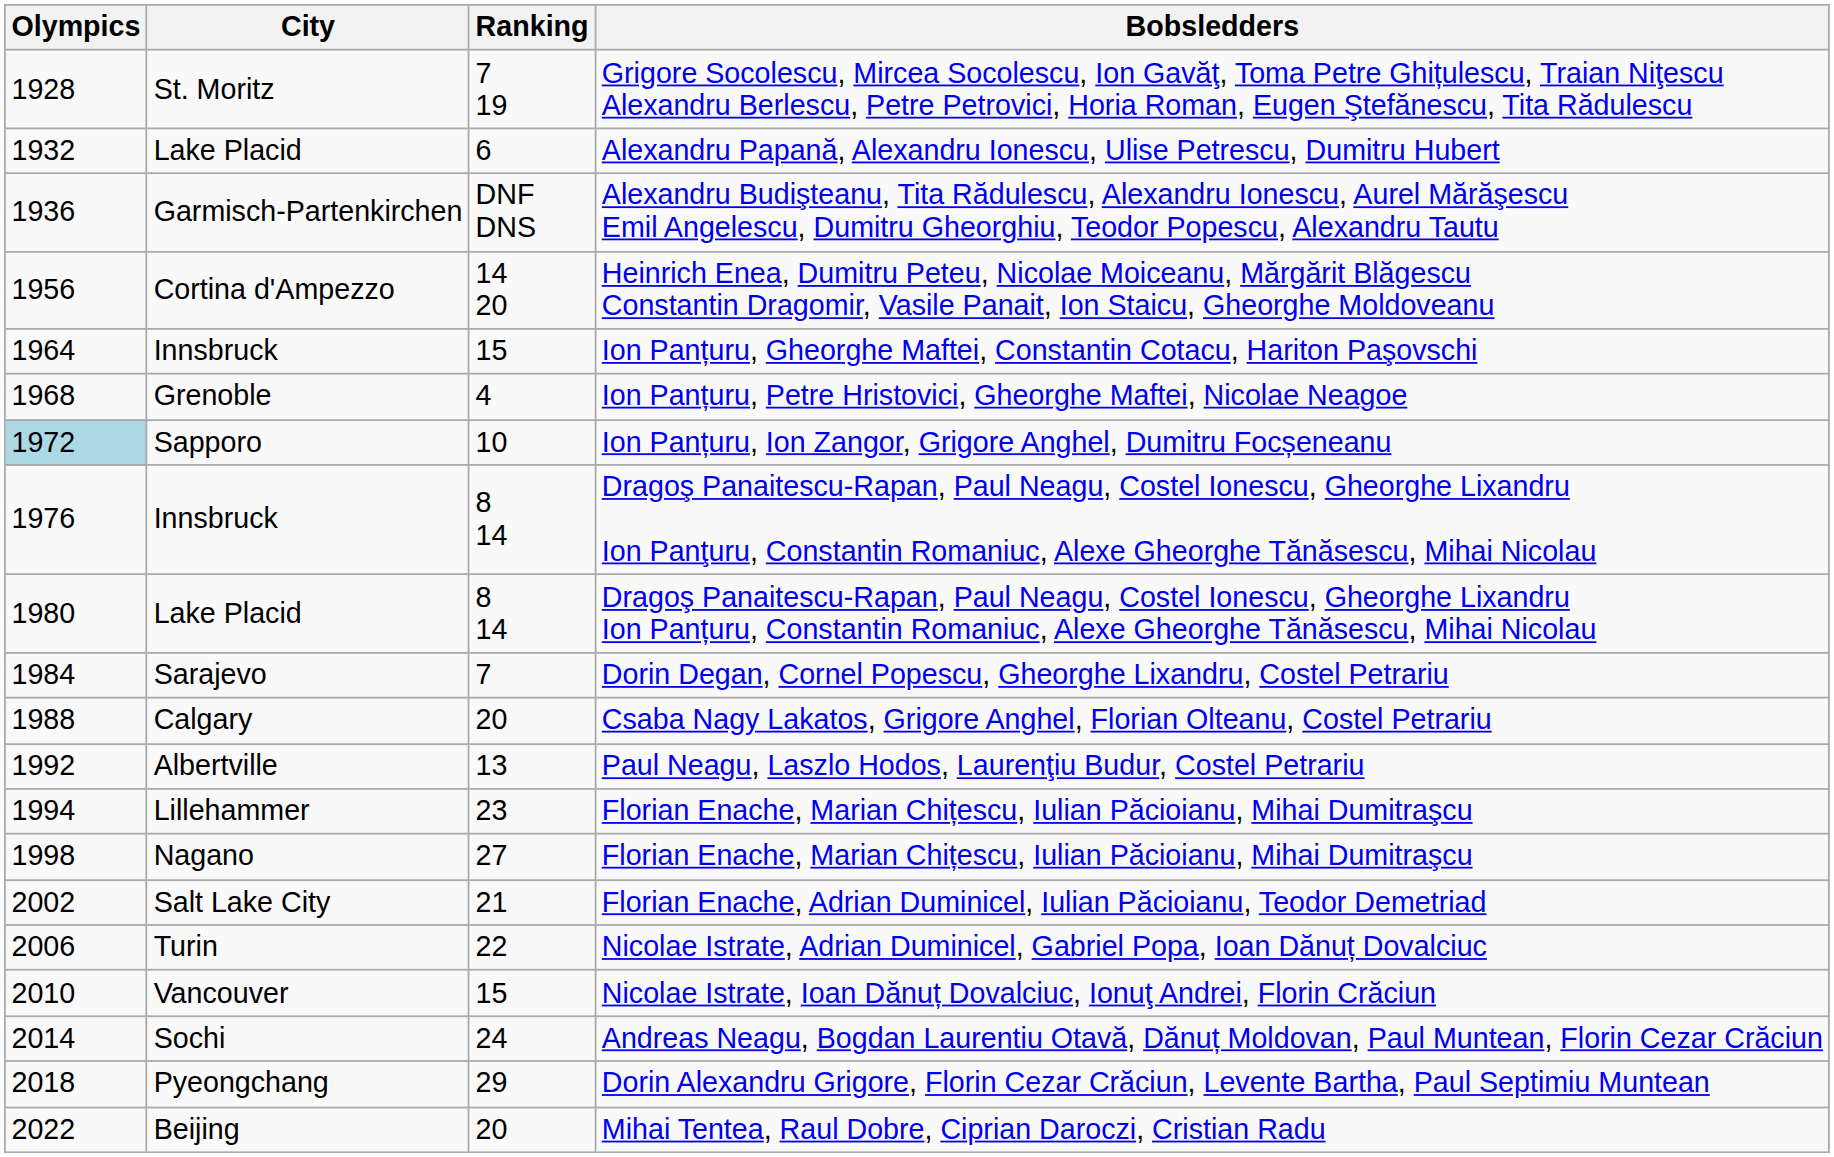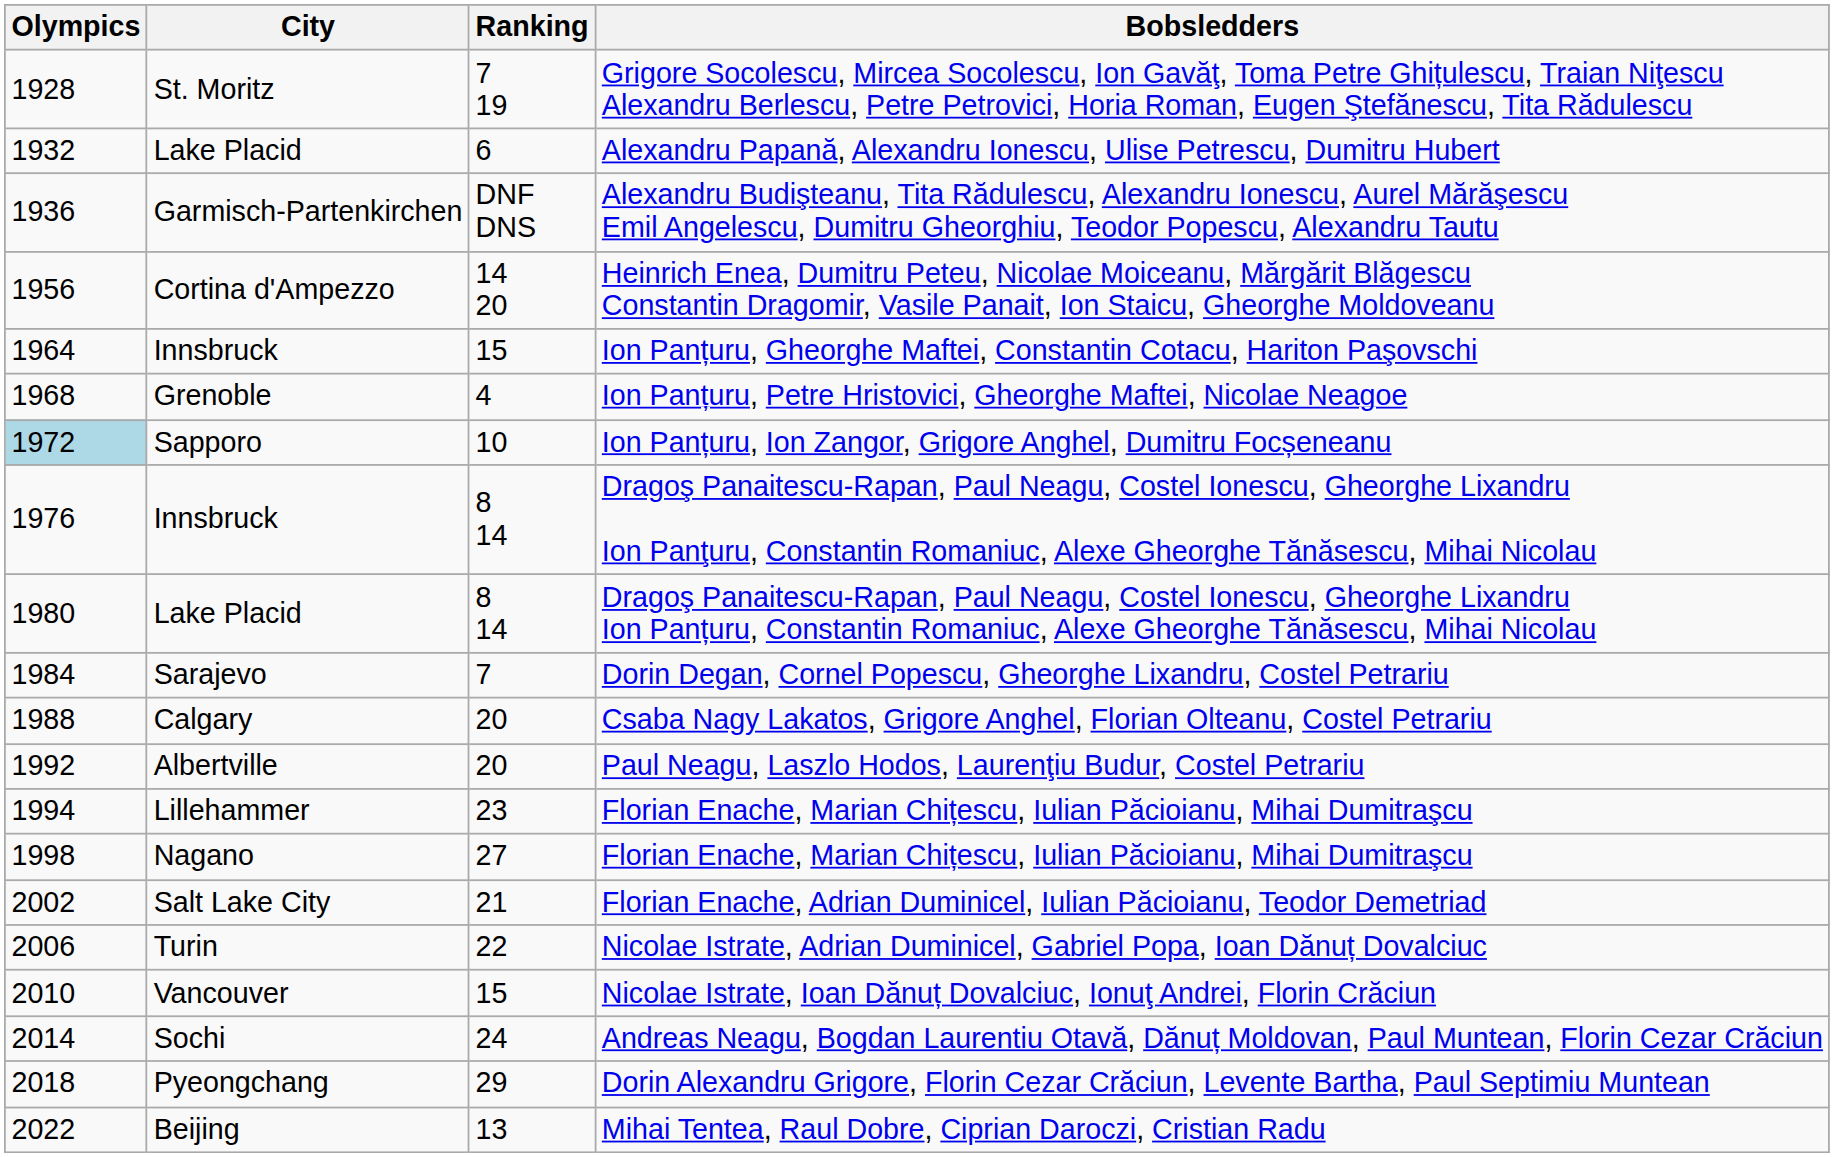(492, 765) 13 -> (492, 765) 20
(492, 1128) 20 -> (492, 1128) 13
